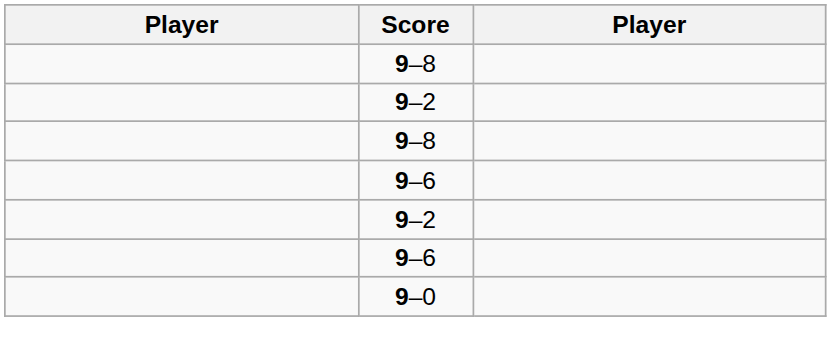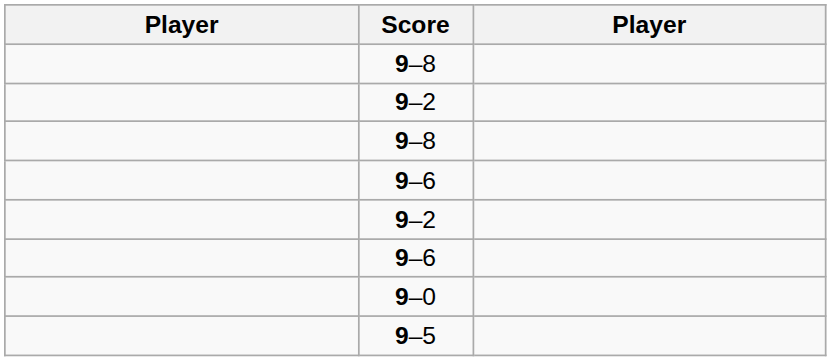+ row: (182, 336)
